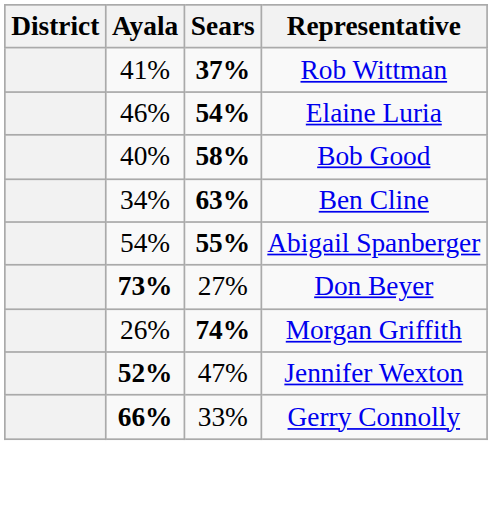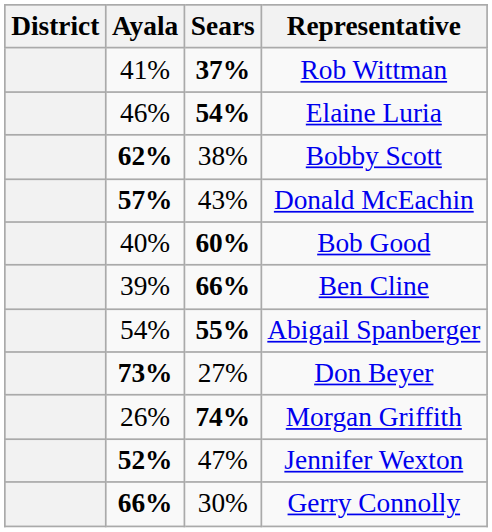+ row: (374, 156)
+ row: (374, 199)
(223, 156) 58% -> (223, 243) 60%
(145, 199) 34% -> (145, 286) 39%
(223, 199) 63% -> (223, 286) 66%
(223, 416) 33% -> (223, 503) 30%
